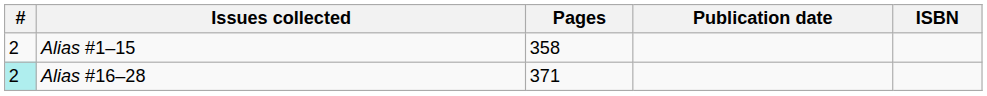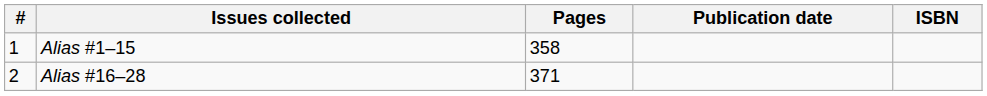(14, 47) 2 -> (14, 47) 1
(14, 76) paleturquoise background -> (14, 76) no background
